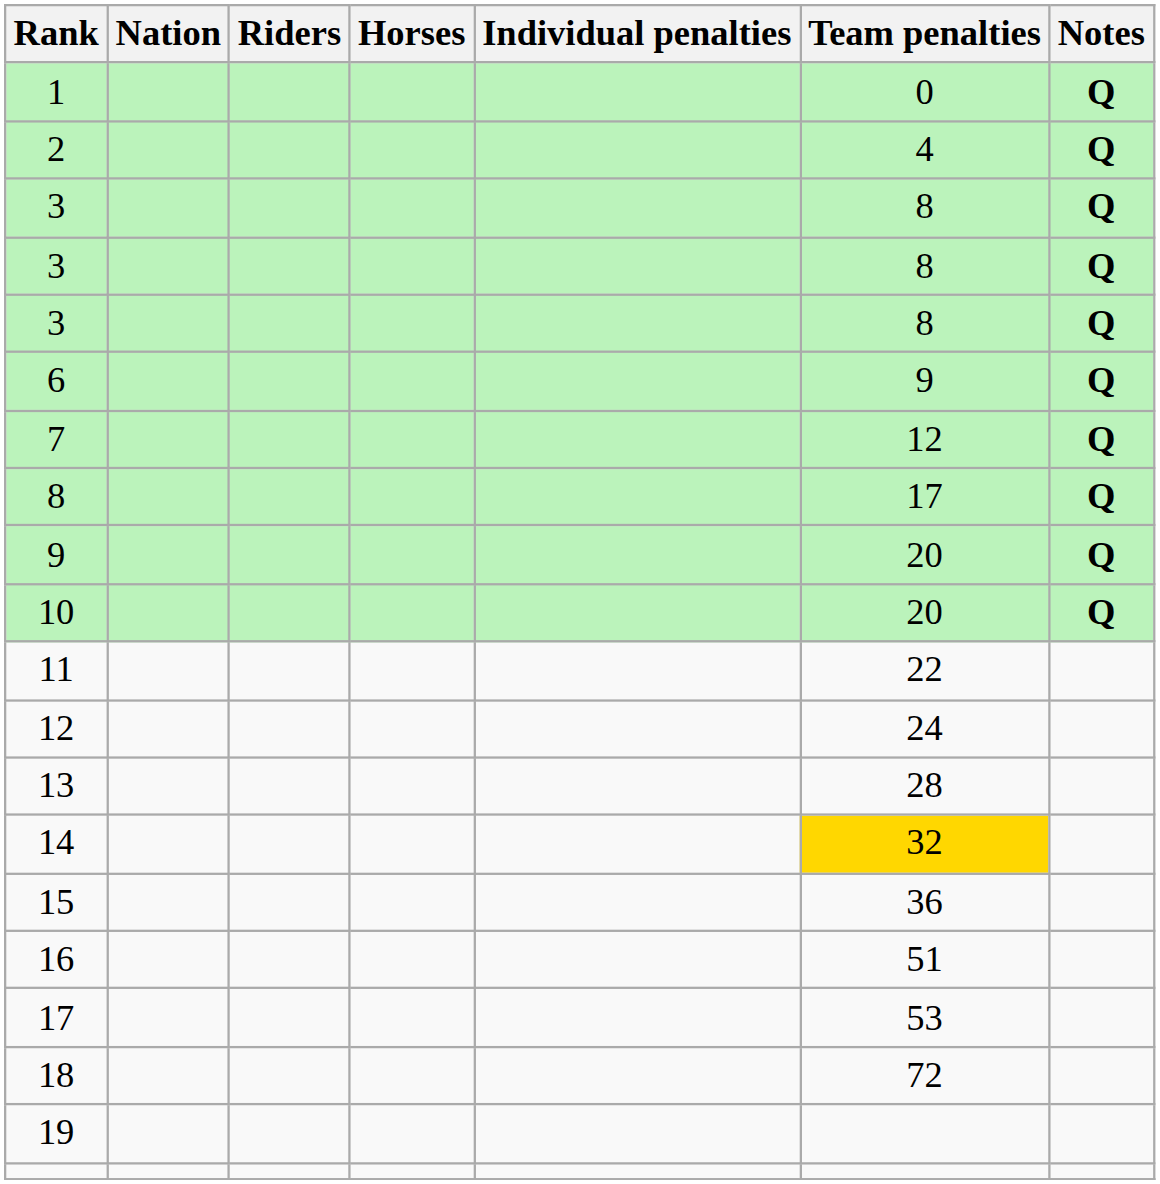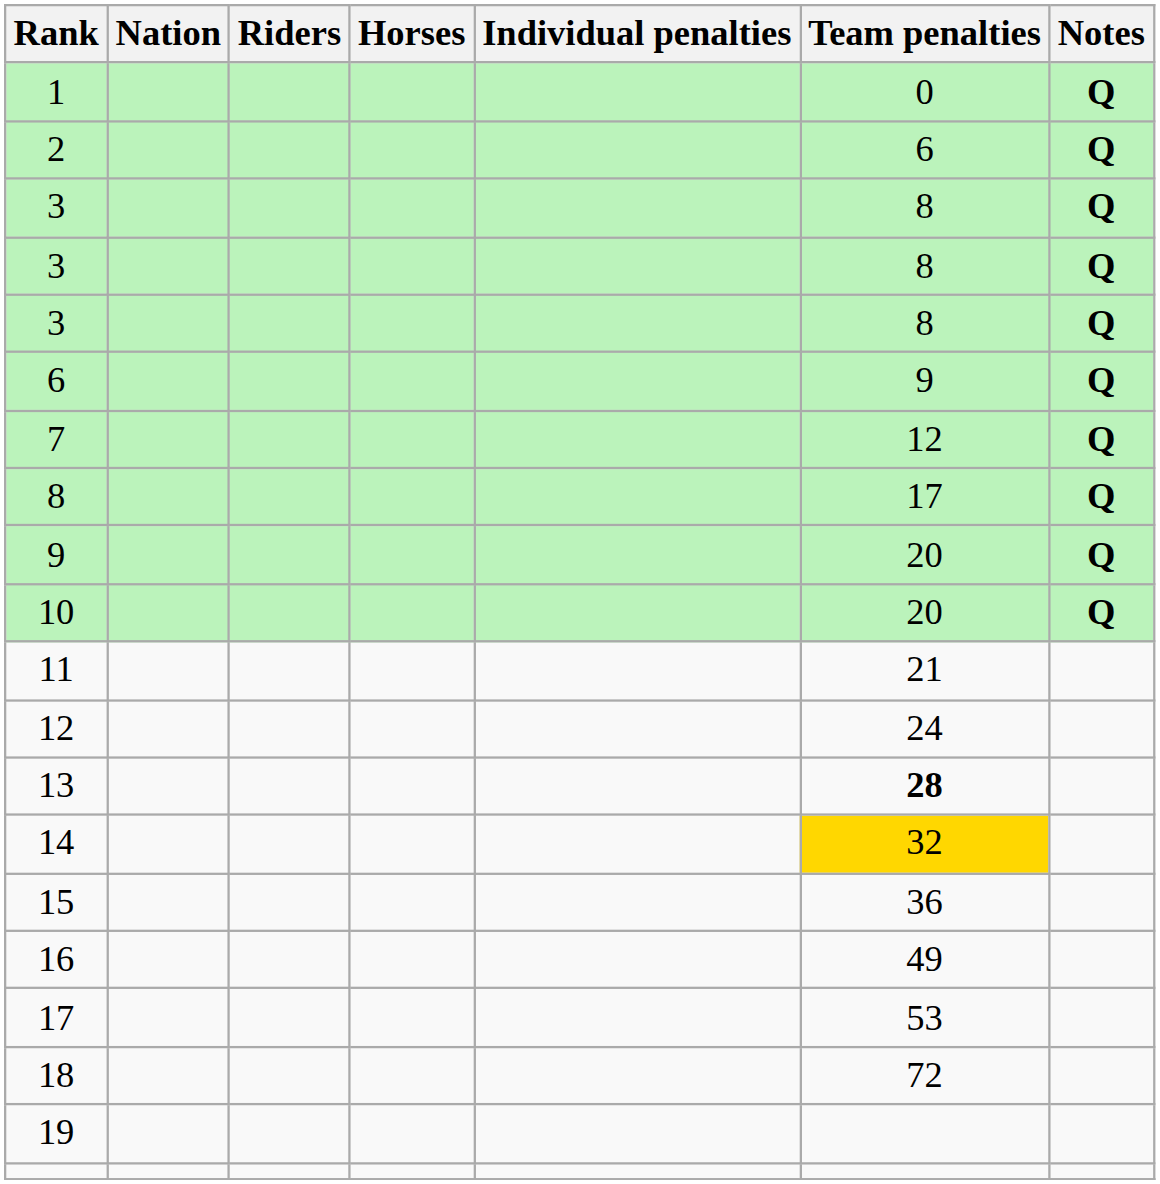(925, 149) 4 -> (925, 149) 6
(925, 669) 22 -> (925, 669) 21
(925, 785) normal -> (925, 785) bold
(925, 959) 51 -> (925, 959) 49
